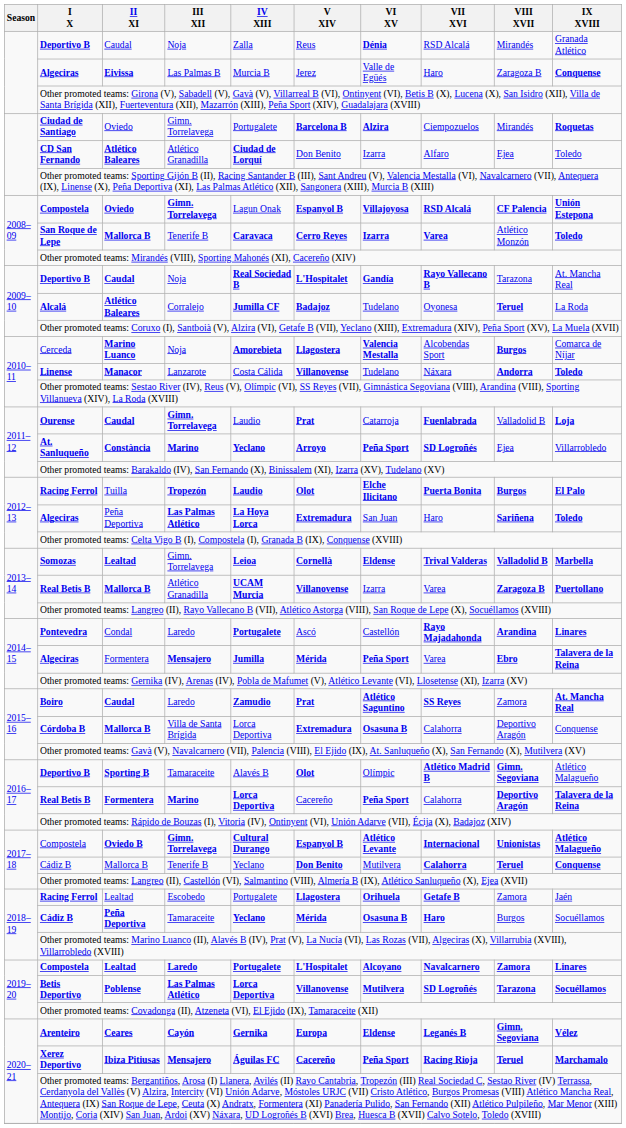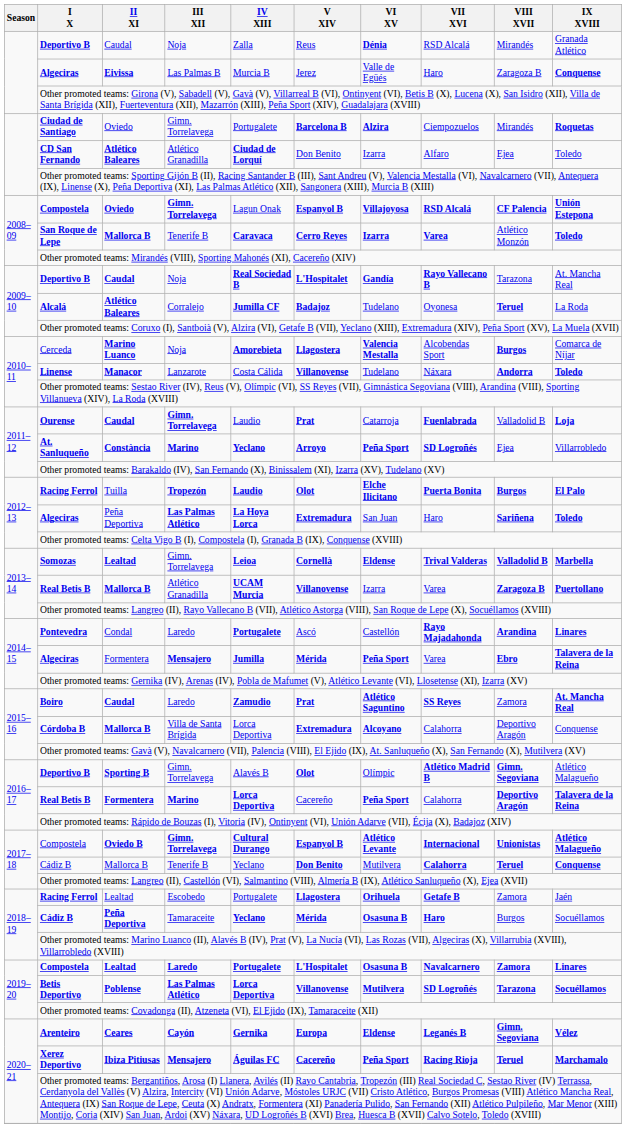(385, 729) Osasuna B -> (382, 729) Alcoyano
(191, 772) Tamaraceite -> (190, 772) Gimn. Torrelavega
(382, 967) Alcoyano -> (385, 967) Osasuna B
